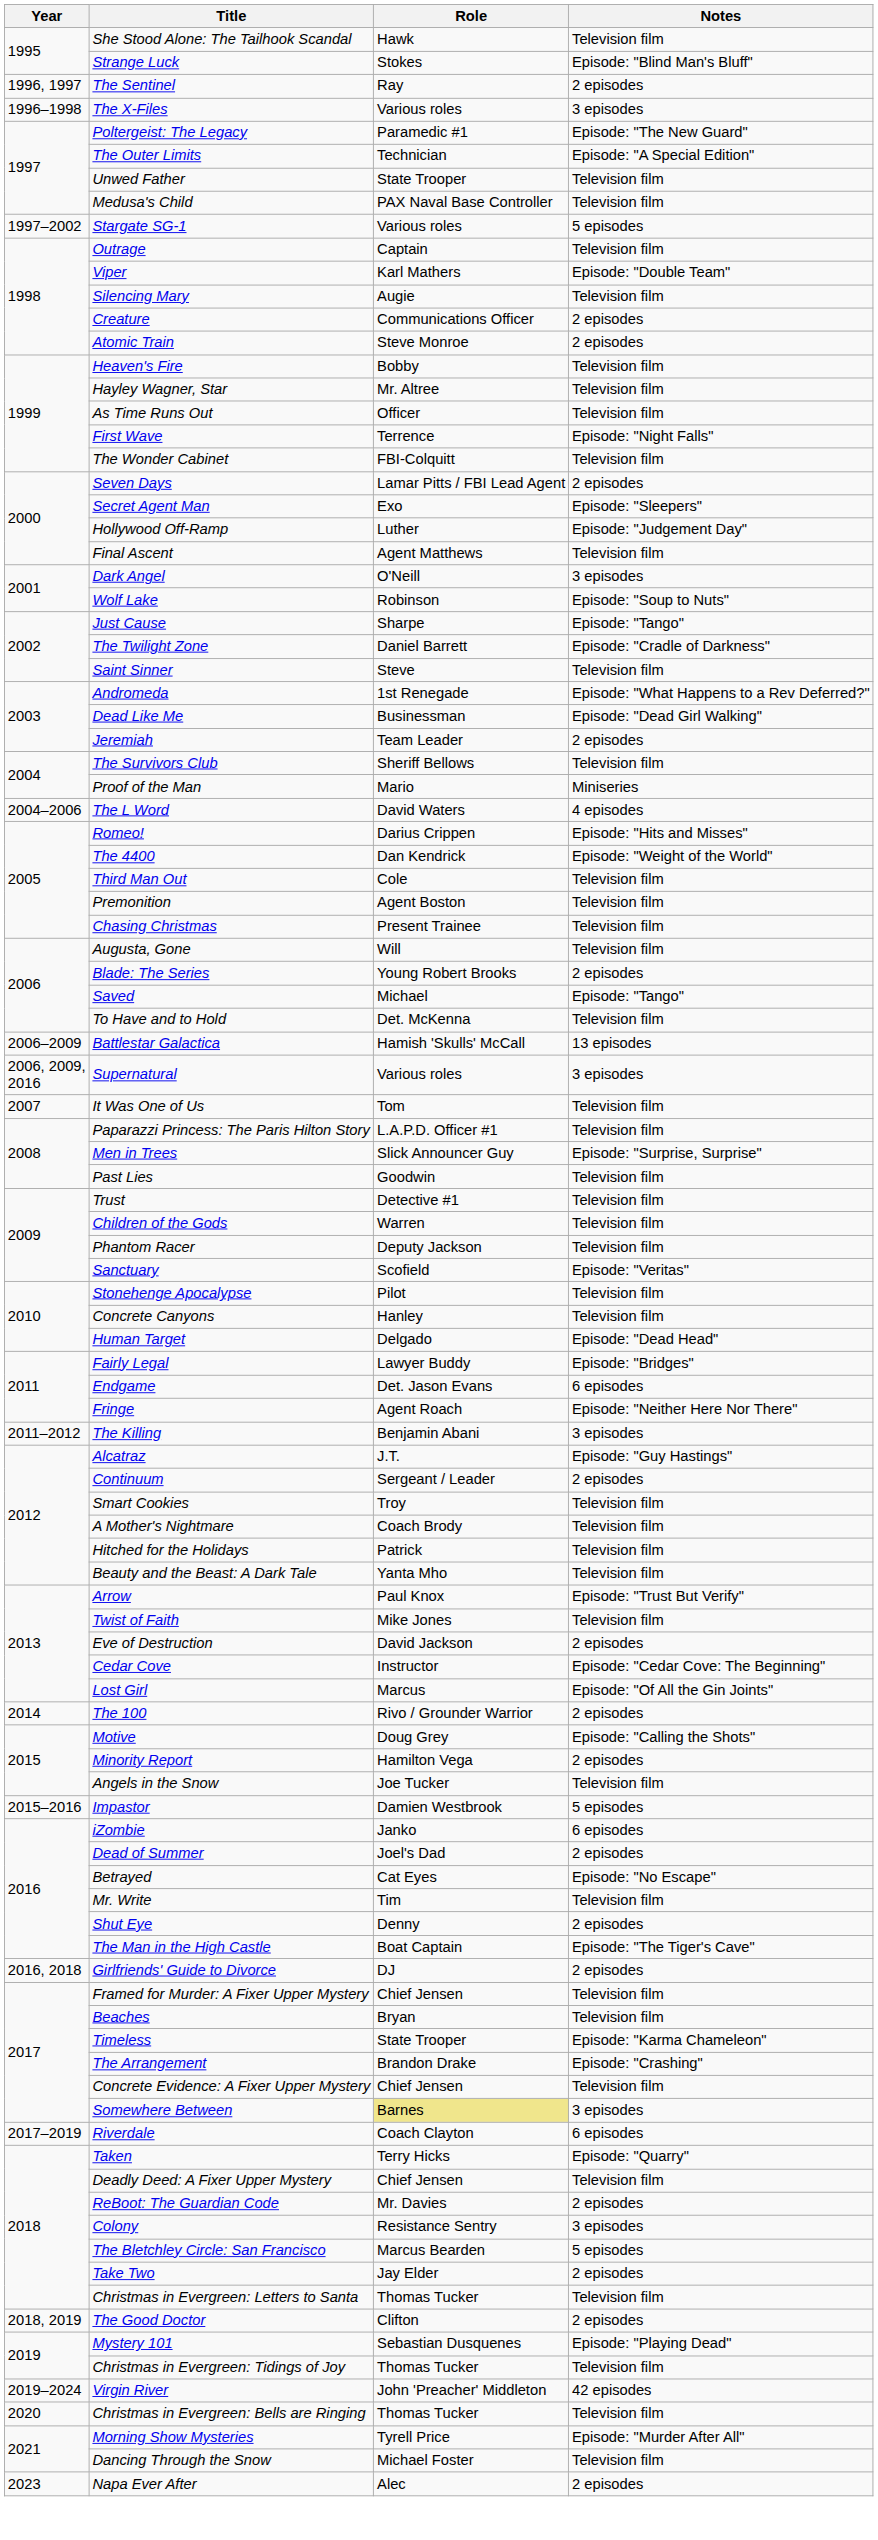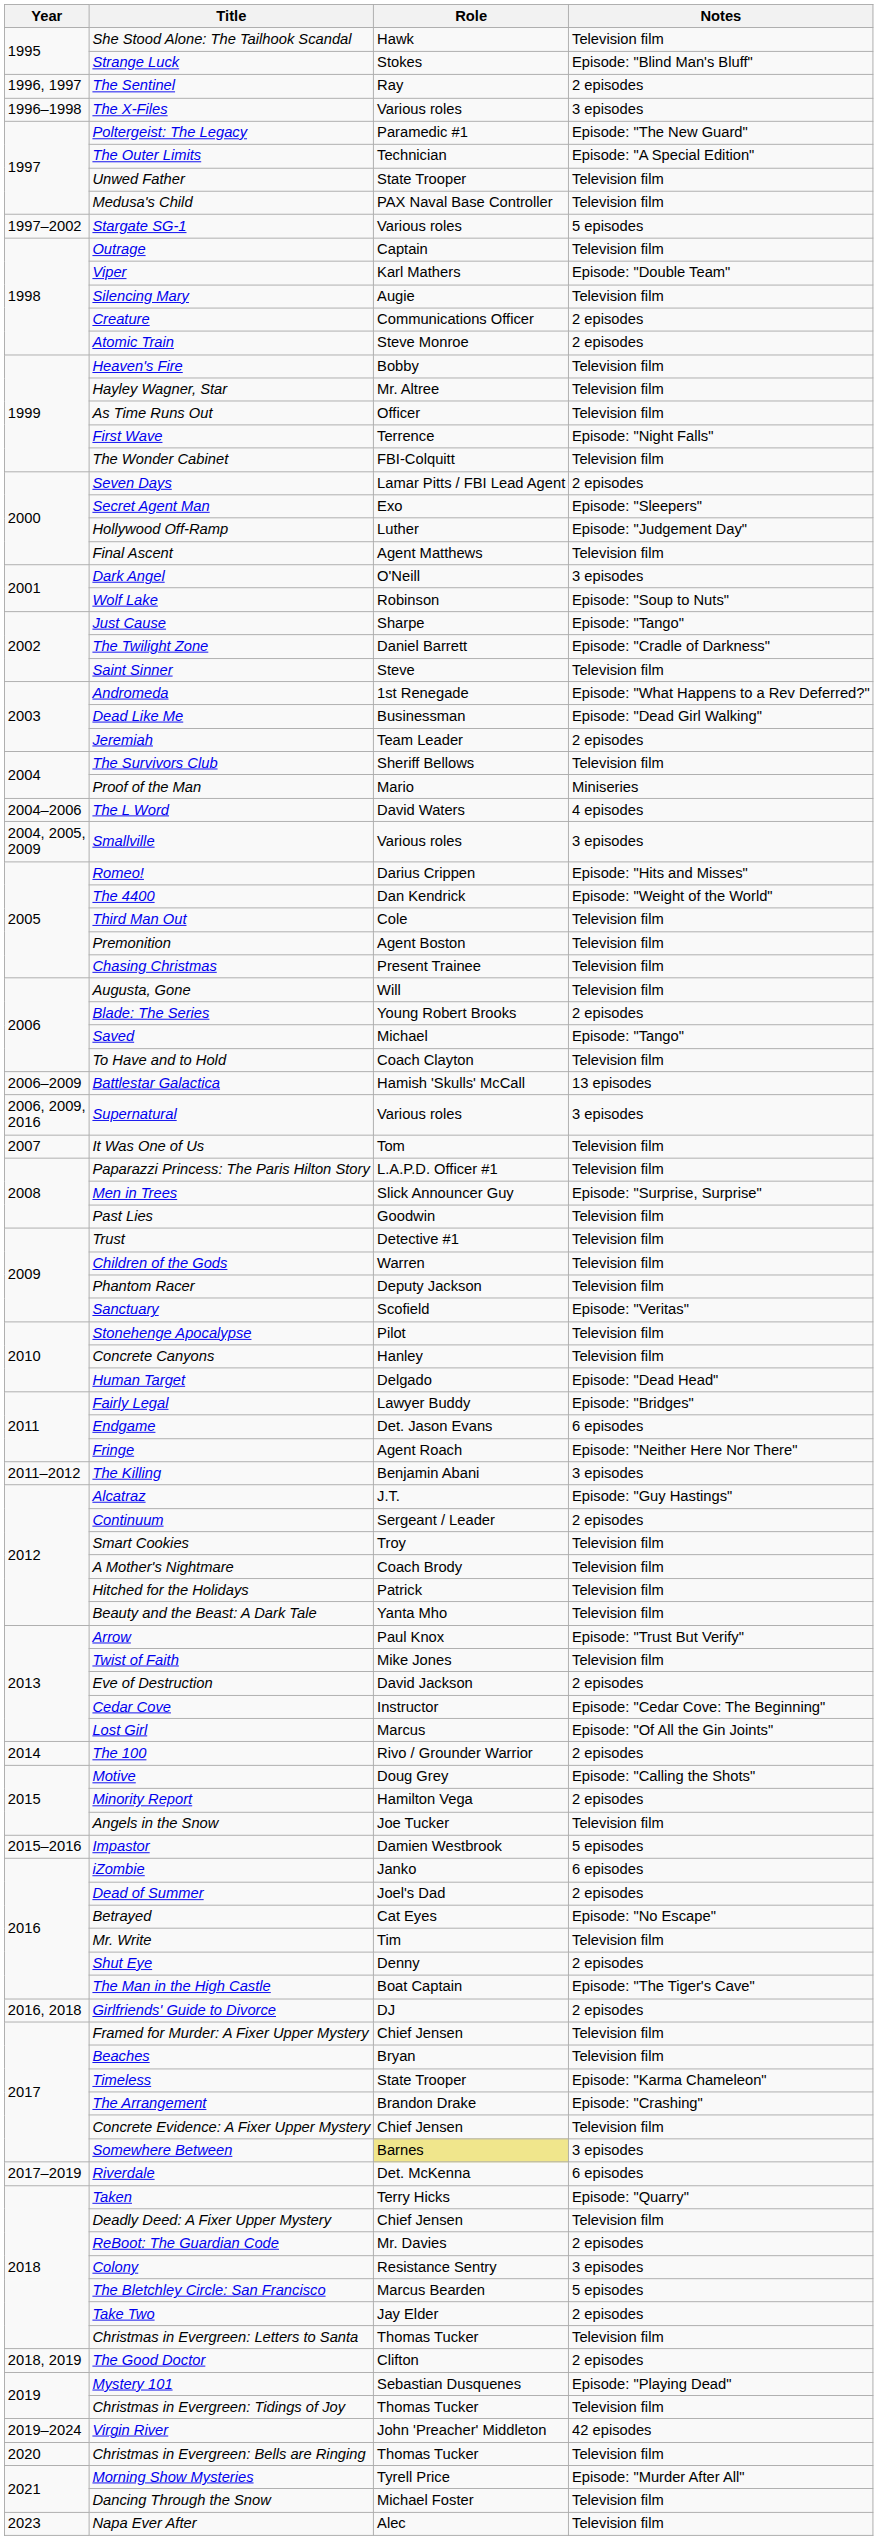+ row: (123, 841)
(424, 1020) Det. McKenna -> (425, 1059) Coach Clayton
(425, 2133) Coach Clayton -> (424, 2173) Det. McKenna
(608, 2483) 2 episodes -> (618, 2523) Television film
